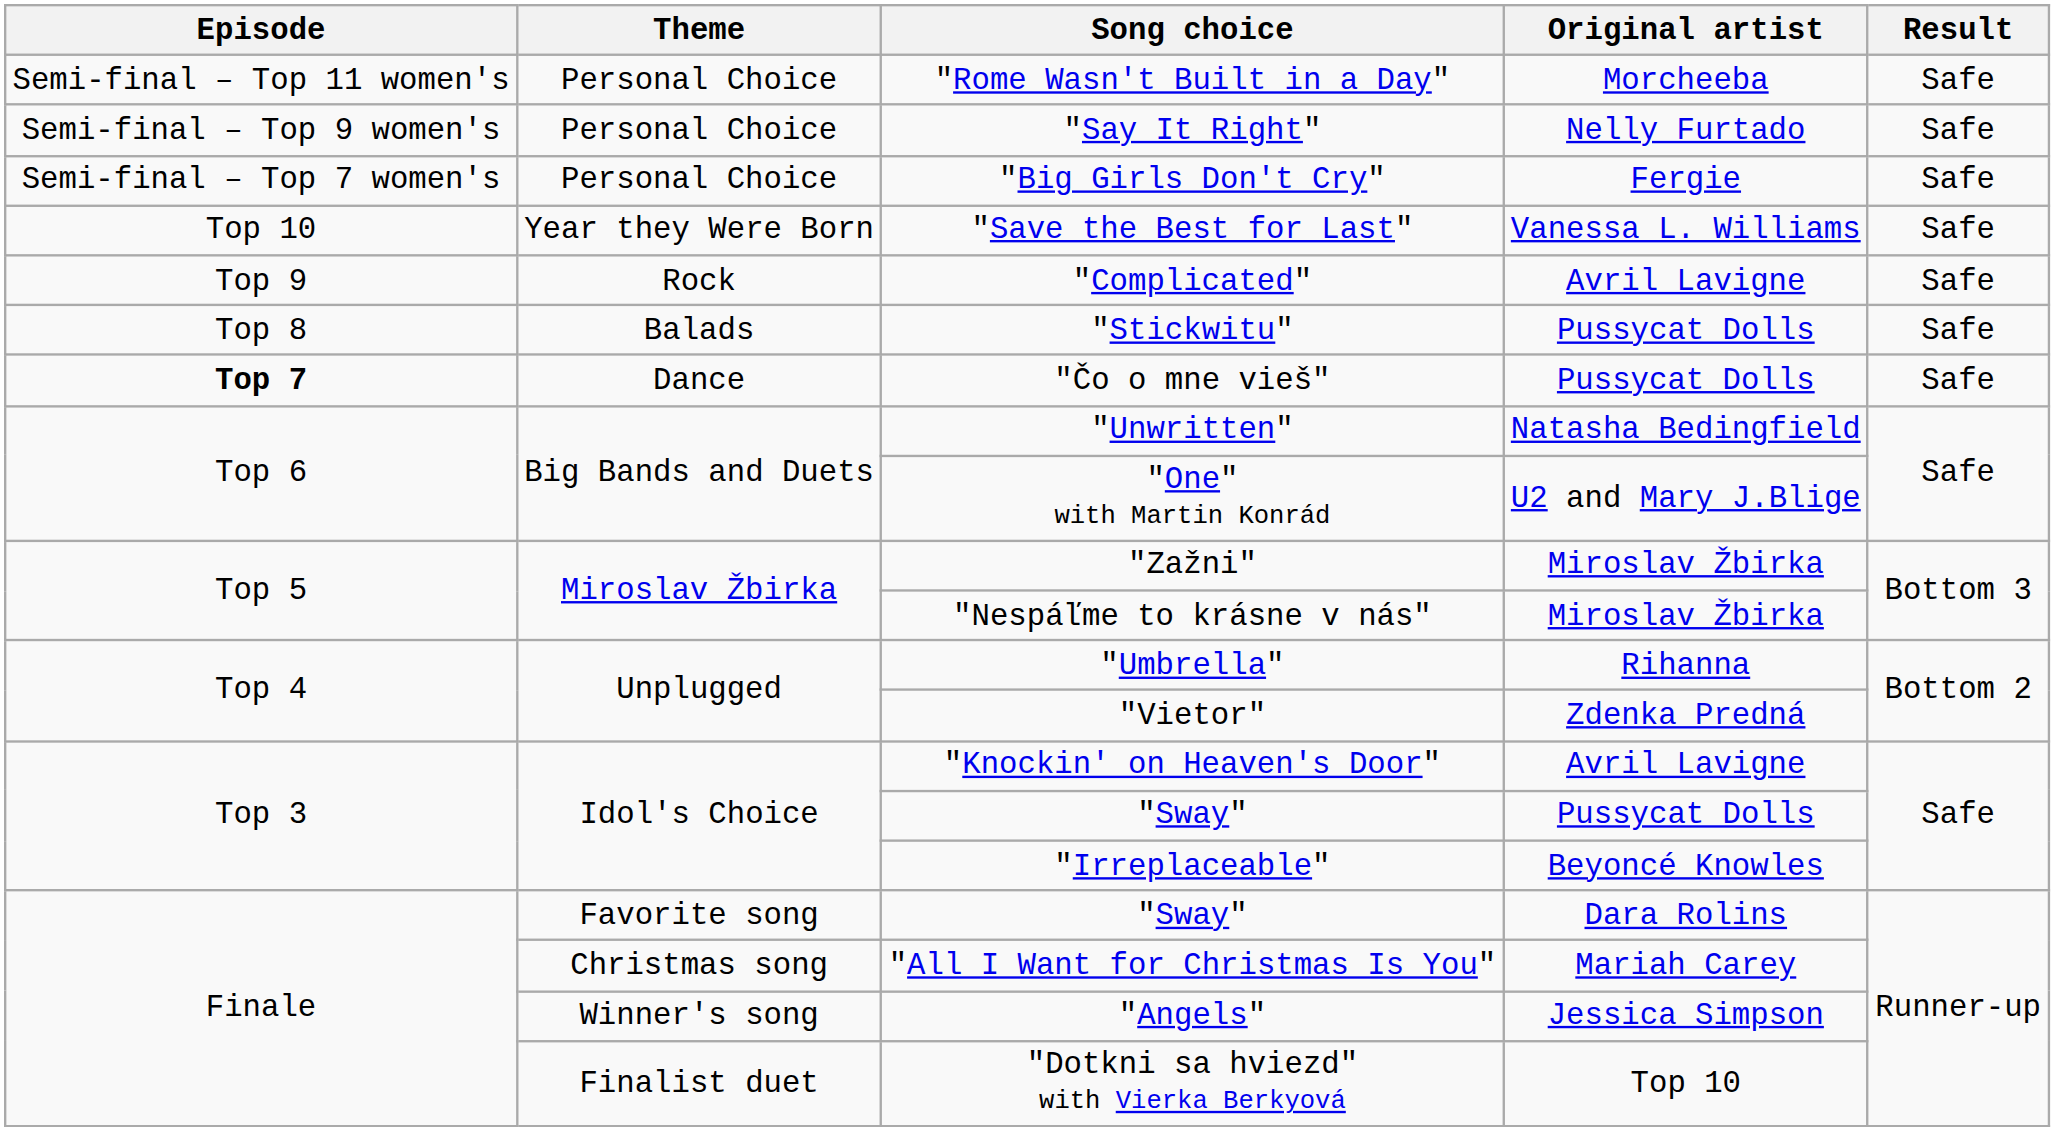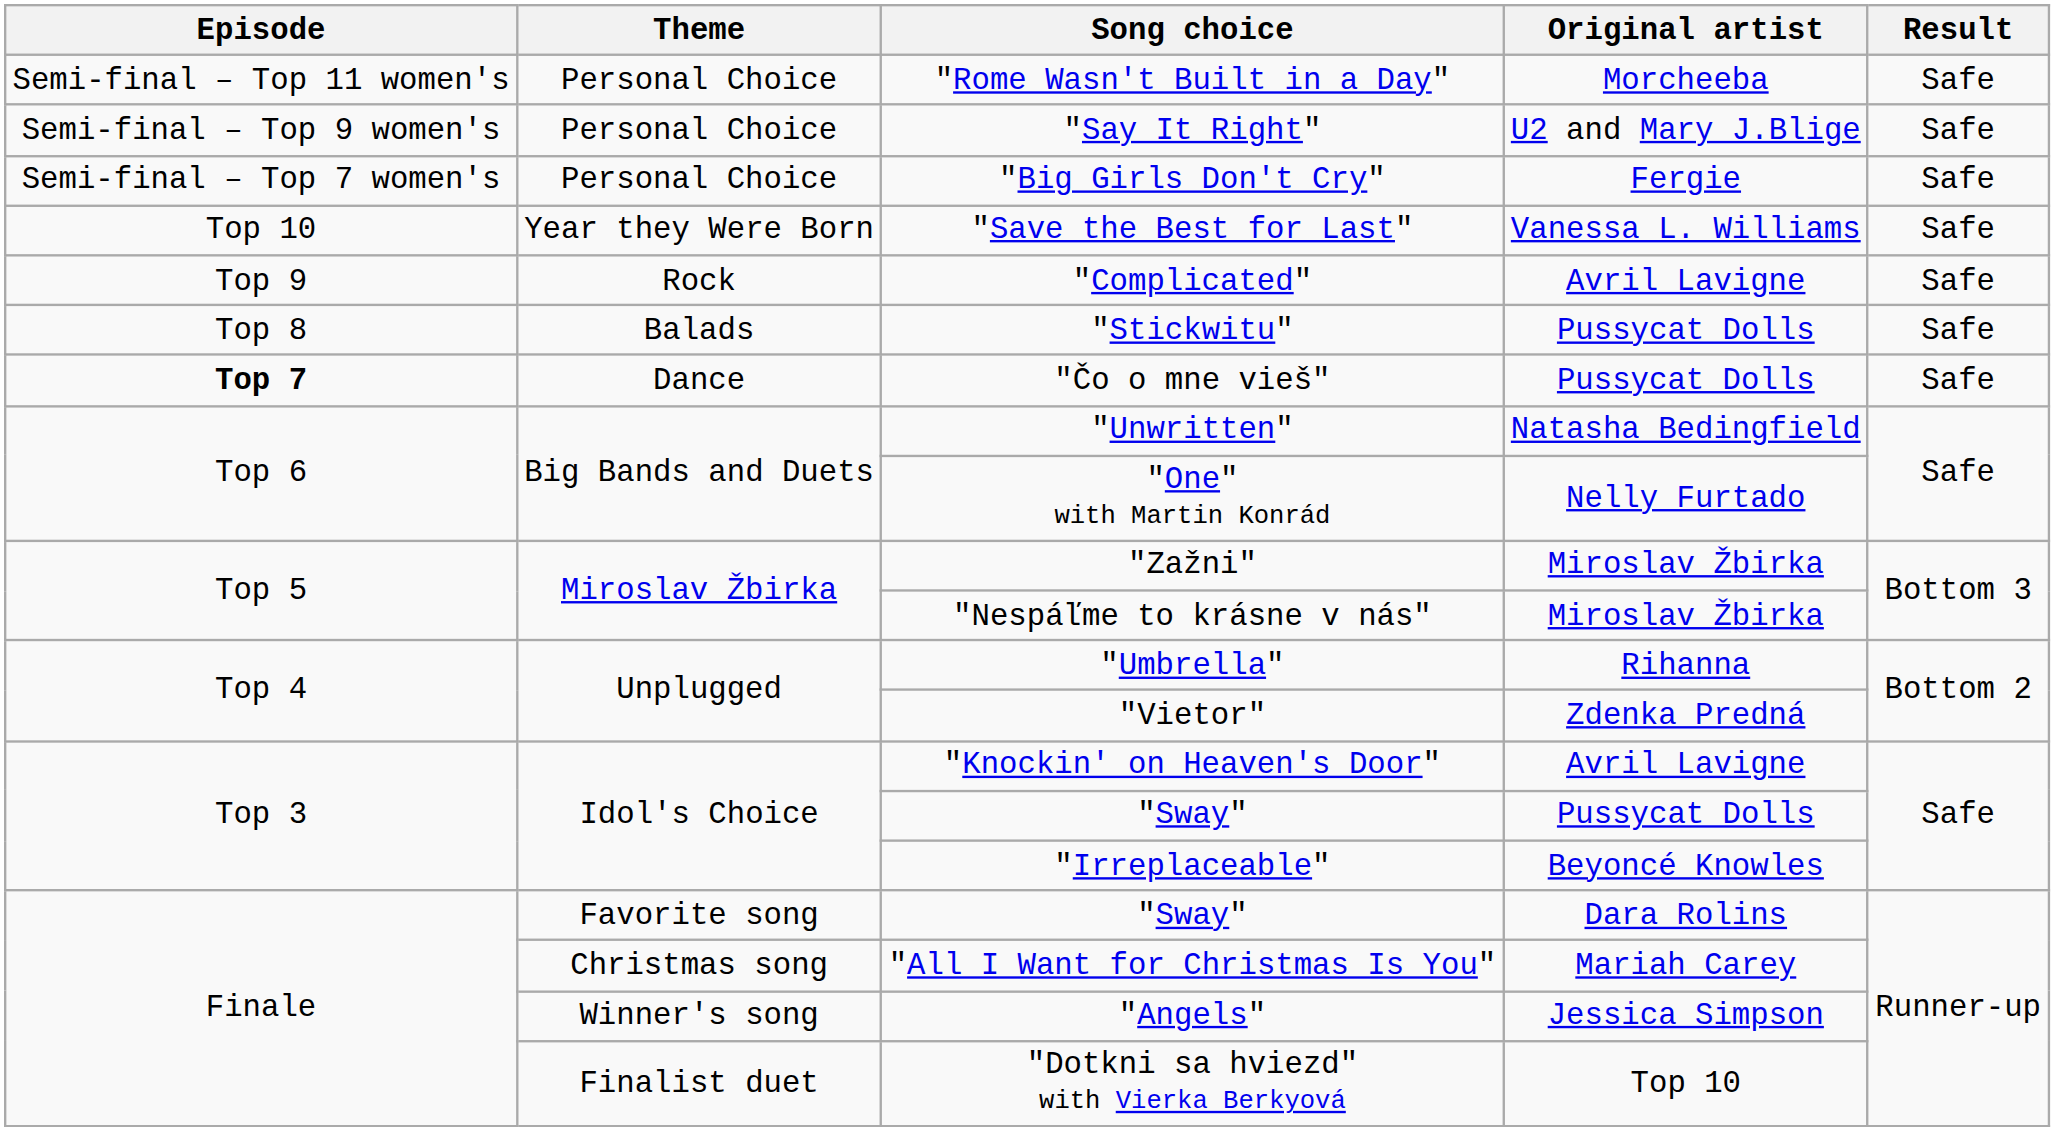(1686, 130) Nelly Furtado -> (1686, 130) U2 and Mary J.Blige
(1686, 498) U2 and Mary J.Blige -> (1686, 498) Nelly Furtado
